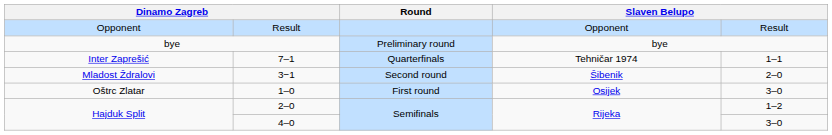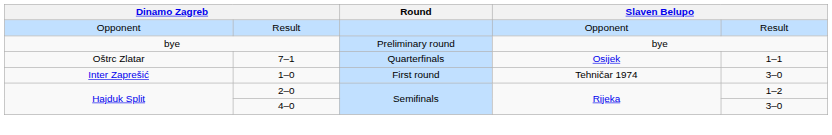(119, 59) Inter Zaprešić -> (119, 59) Oštrc Zlatar
(606, 59) Tehničar 1974 -> (606, 59) Osijek
- row: (286, 75)
(119, 91) Oštrc Zlatar -> (119, 75) Inter Zaprešić
(606, 91) Osijek -> (606, 75) Tehničar 1974
